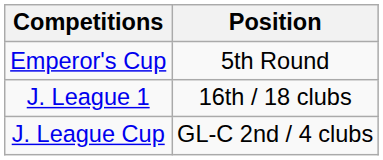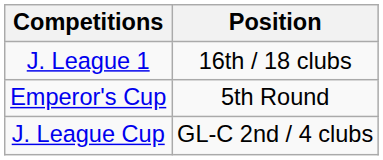rows swapped: (88, 97) <-> (88, 60)
